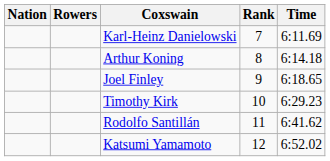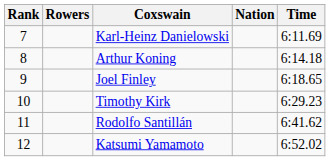columns swapped: (259, 15) <-> (27, 15)
